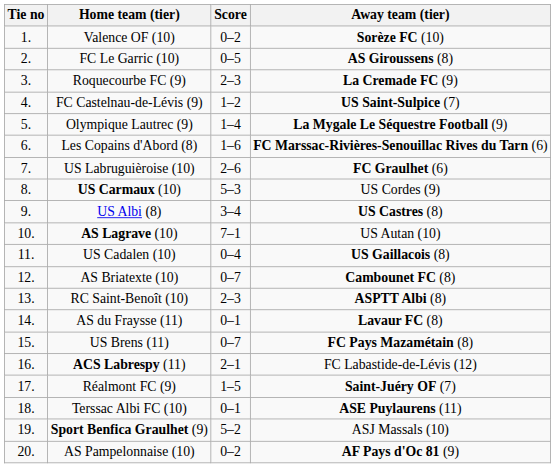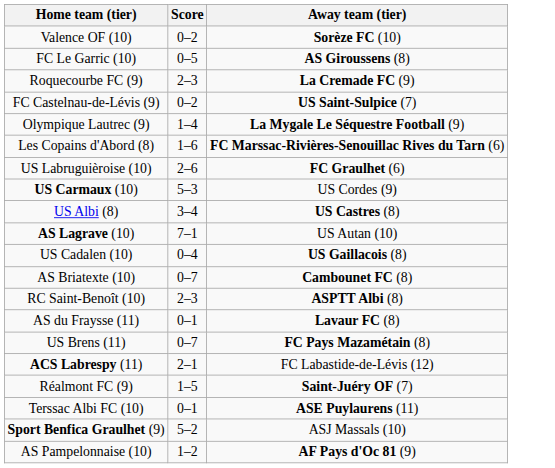- column: (26, 15)
(231, 102) 1–2 -> (187, 102) 0–2
(231, 451) 0–2 -> (187, 451) 1–2
